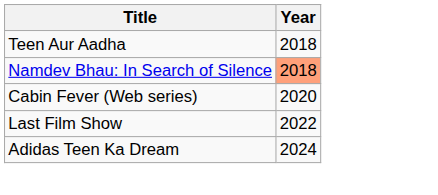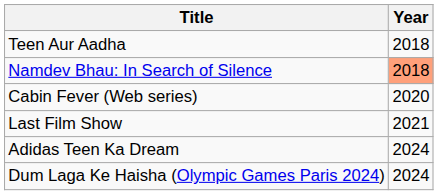(298, 123) 2022 -> (411, 123) 2021
+ row: (197, 176)
